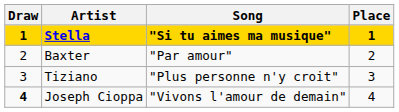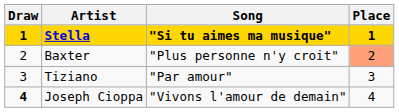(191, 56) "Par amour" -> (244, 56) "Plus personne n'y croit"
(371, 56) no background -> (371, 56) lightsalmon background
(244, 76) "Plus personne n'y croit" -> (191, 76) "Par amour"
